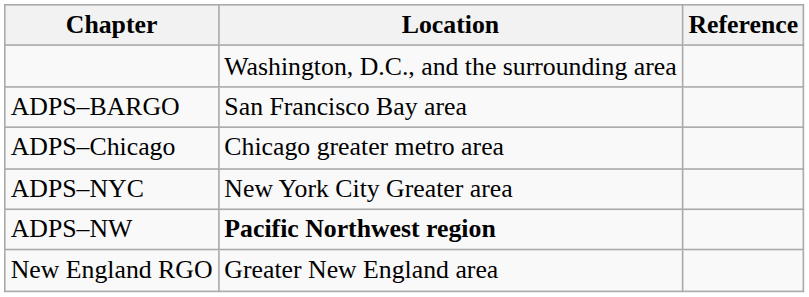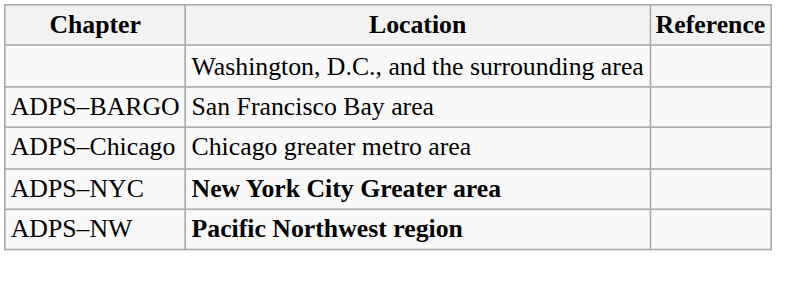(369, 188) normal -> (346, 188) bold
- row: (112, 270)
